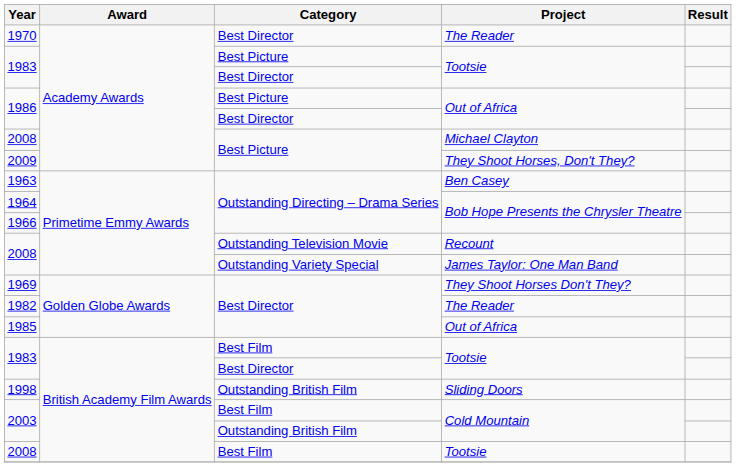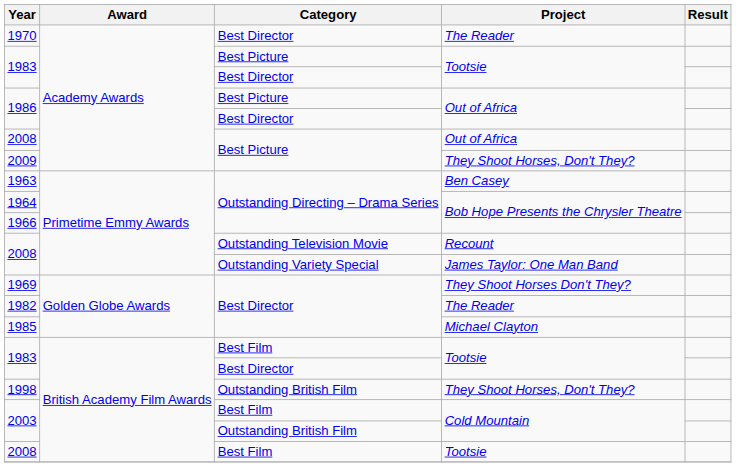(491, 139) Michael Clayton -> (481, 139) Out of Africa
(481, 327) Out of Africa -> (491, 327) Michael Clayton
(484, 389) Sliding Doors -> (540, 389) They Shoot Horses, Don't They?
